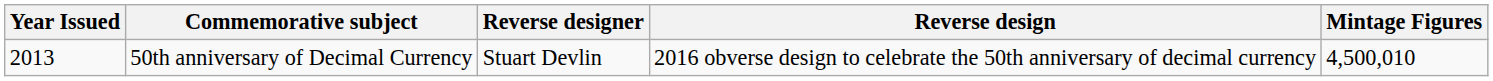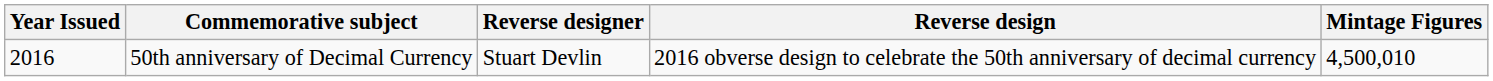(32, 57) 2013 -> (32, 57) 2016
